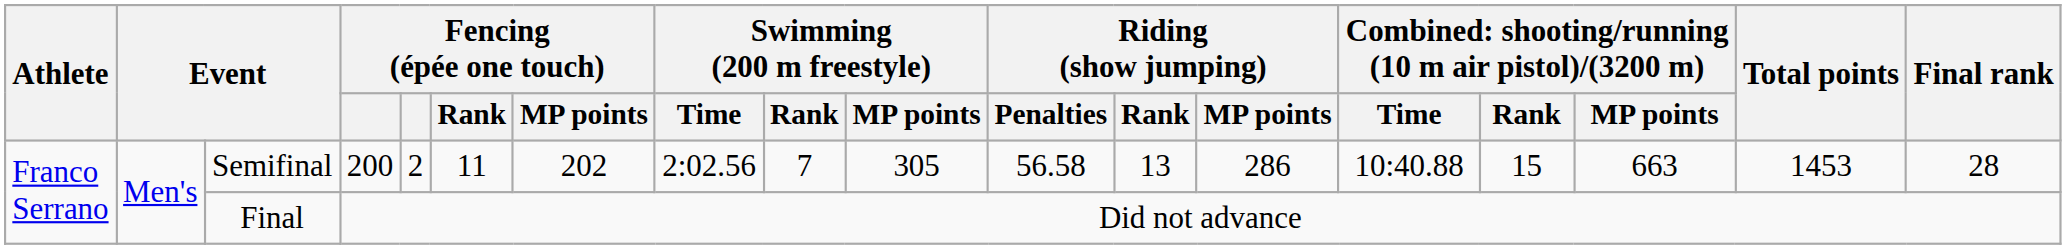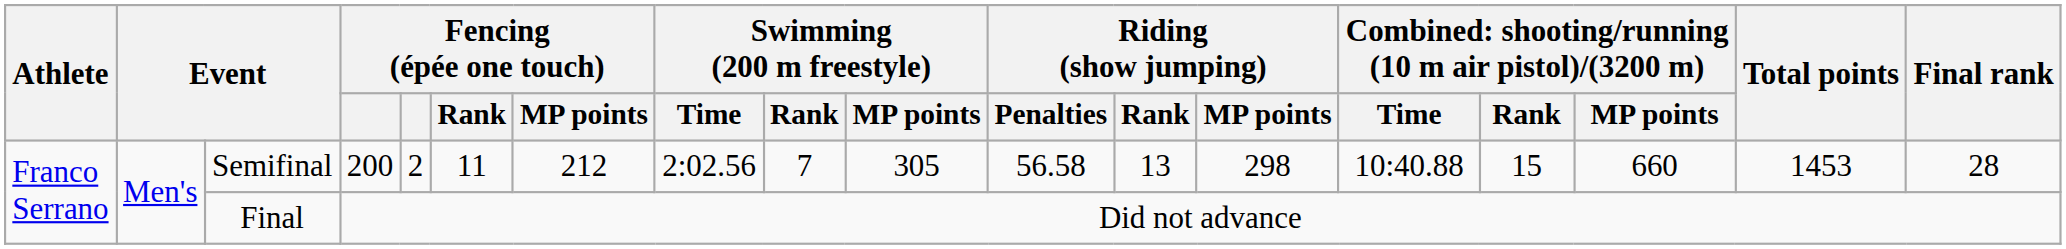(584, 166) 202 -> (584, 166) 212
(1268, 166) 286 -> (1268, 166) 298
(1655, 166) 663 -> (1655, 166) 660
